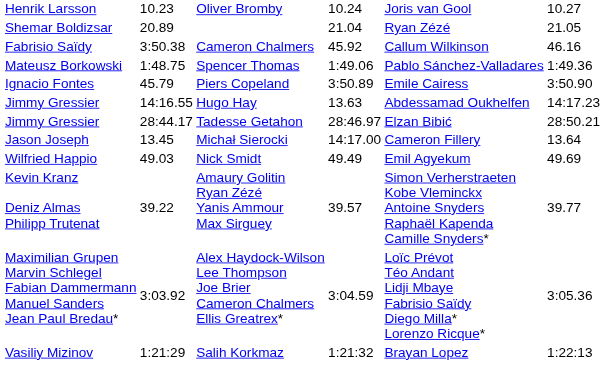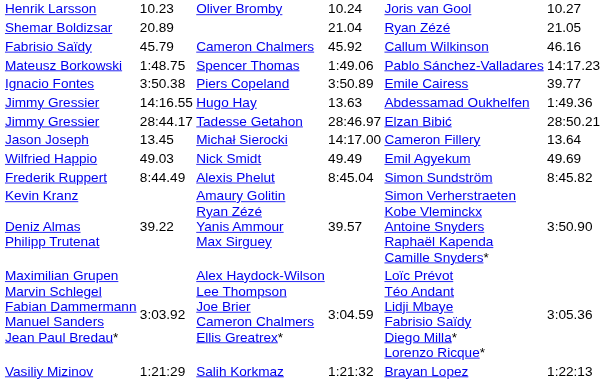(163, 46) 3:50.38 -> (157, 46) 45.79
(570, 65) 1:49.36 -> (574, 65) 14:17.23
(157, 84) 45.79 -> (163, 84) 3:50.38
(570, 84) 3:50.90 -> (564, 84) 39.77
(574, 102) 14:17.23 -> (570, 102) 1:49.36
+ row: (236, 177)
(564, 208) 39.77 -> (570, 226) 3:50.90
